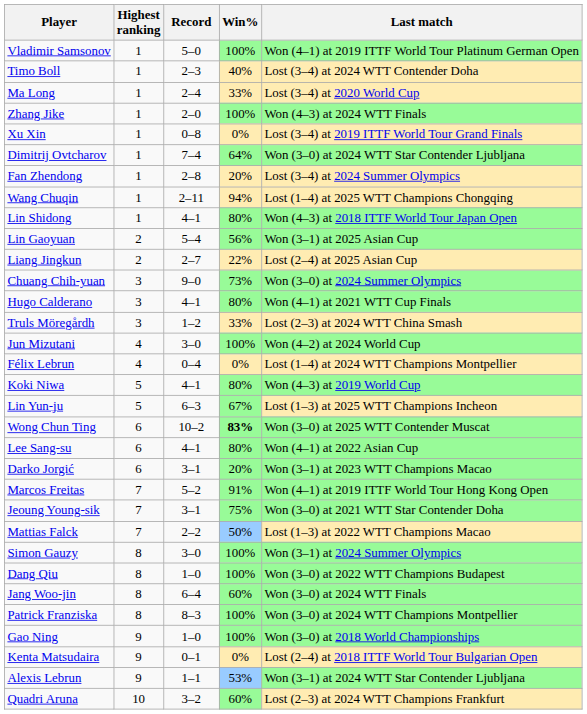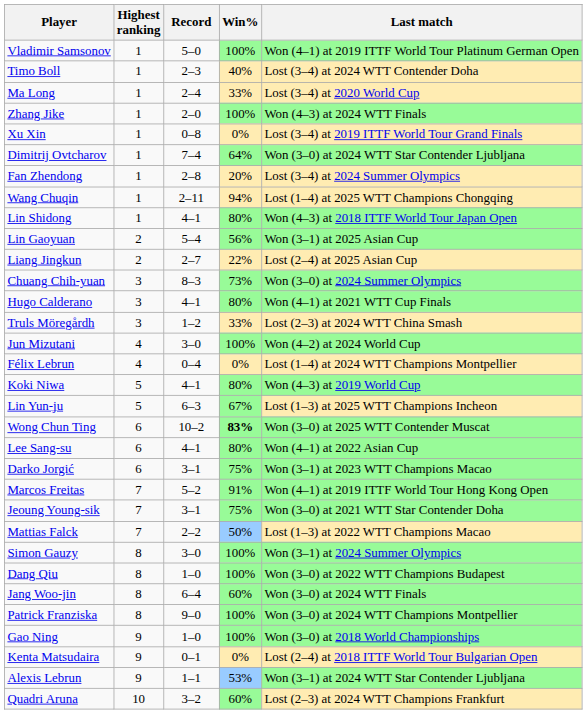(191, 280) 9–0 -> (191, 280) 8–3
(240, 468) 20% -> (240, 468) 75%
(191, 614) 8–3 -> (191, 614) 9–0
